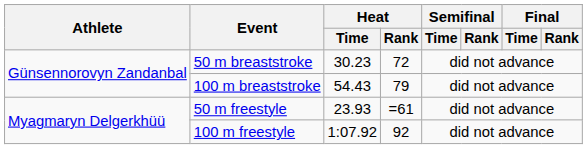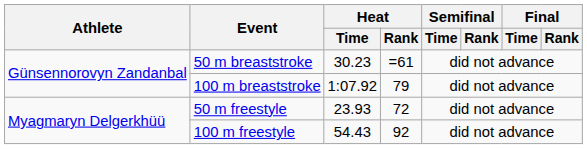(401, 62) 72 -> (401, 62) =61
(352, 86) 54.43 -> (352, 86) 1:07.92
(401, 109) =61 -> (401, 109) 72
(352, 132) 1:07.92 -> (352, 132) 54.43
